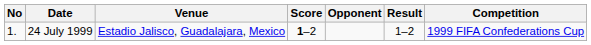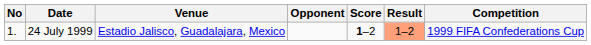columns swapped: (355, 13) <-> (306, 13)
(404, 31) no background -> (404, 31) lightsalmon background
